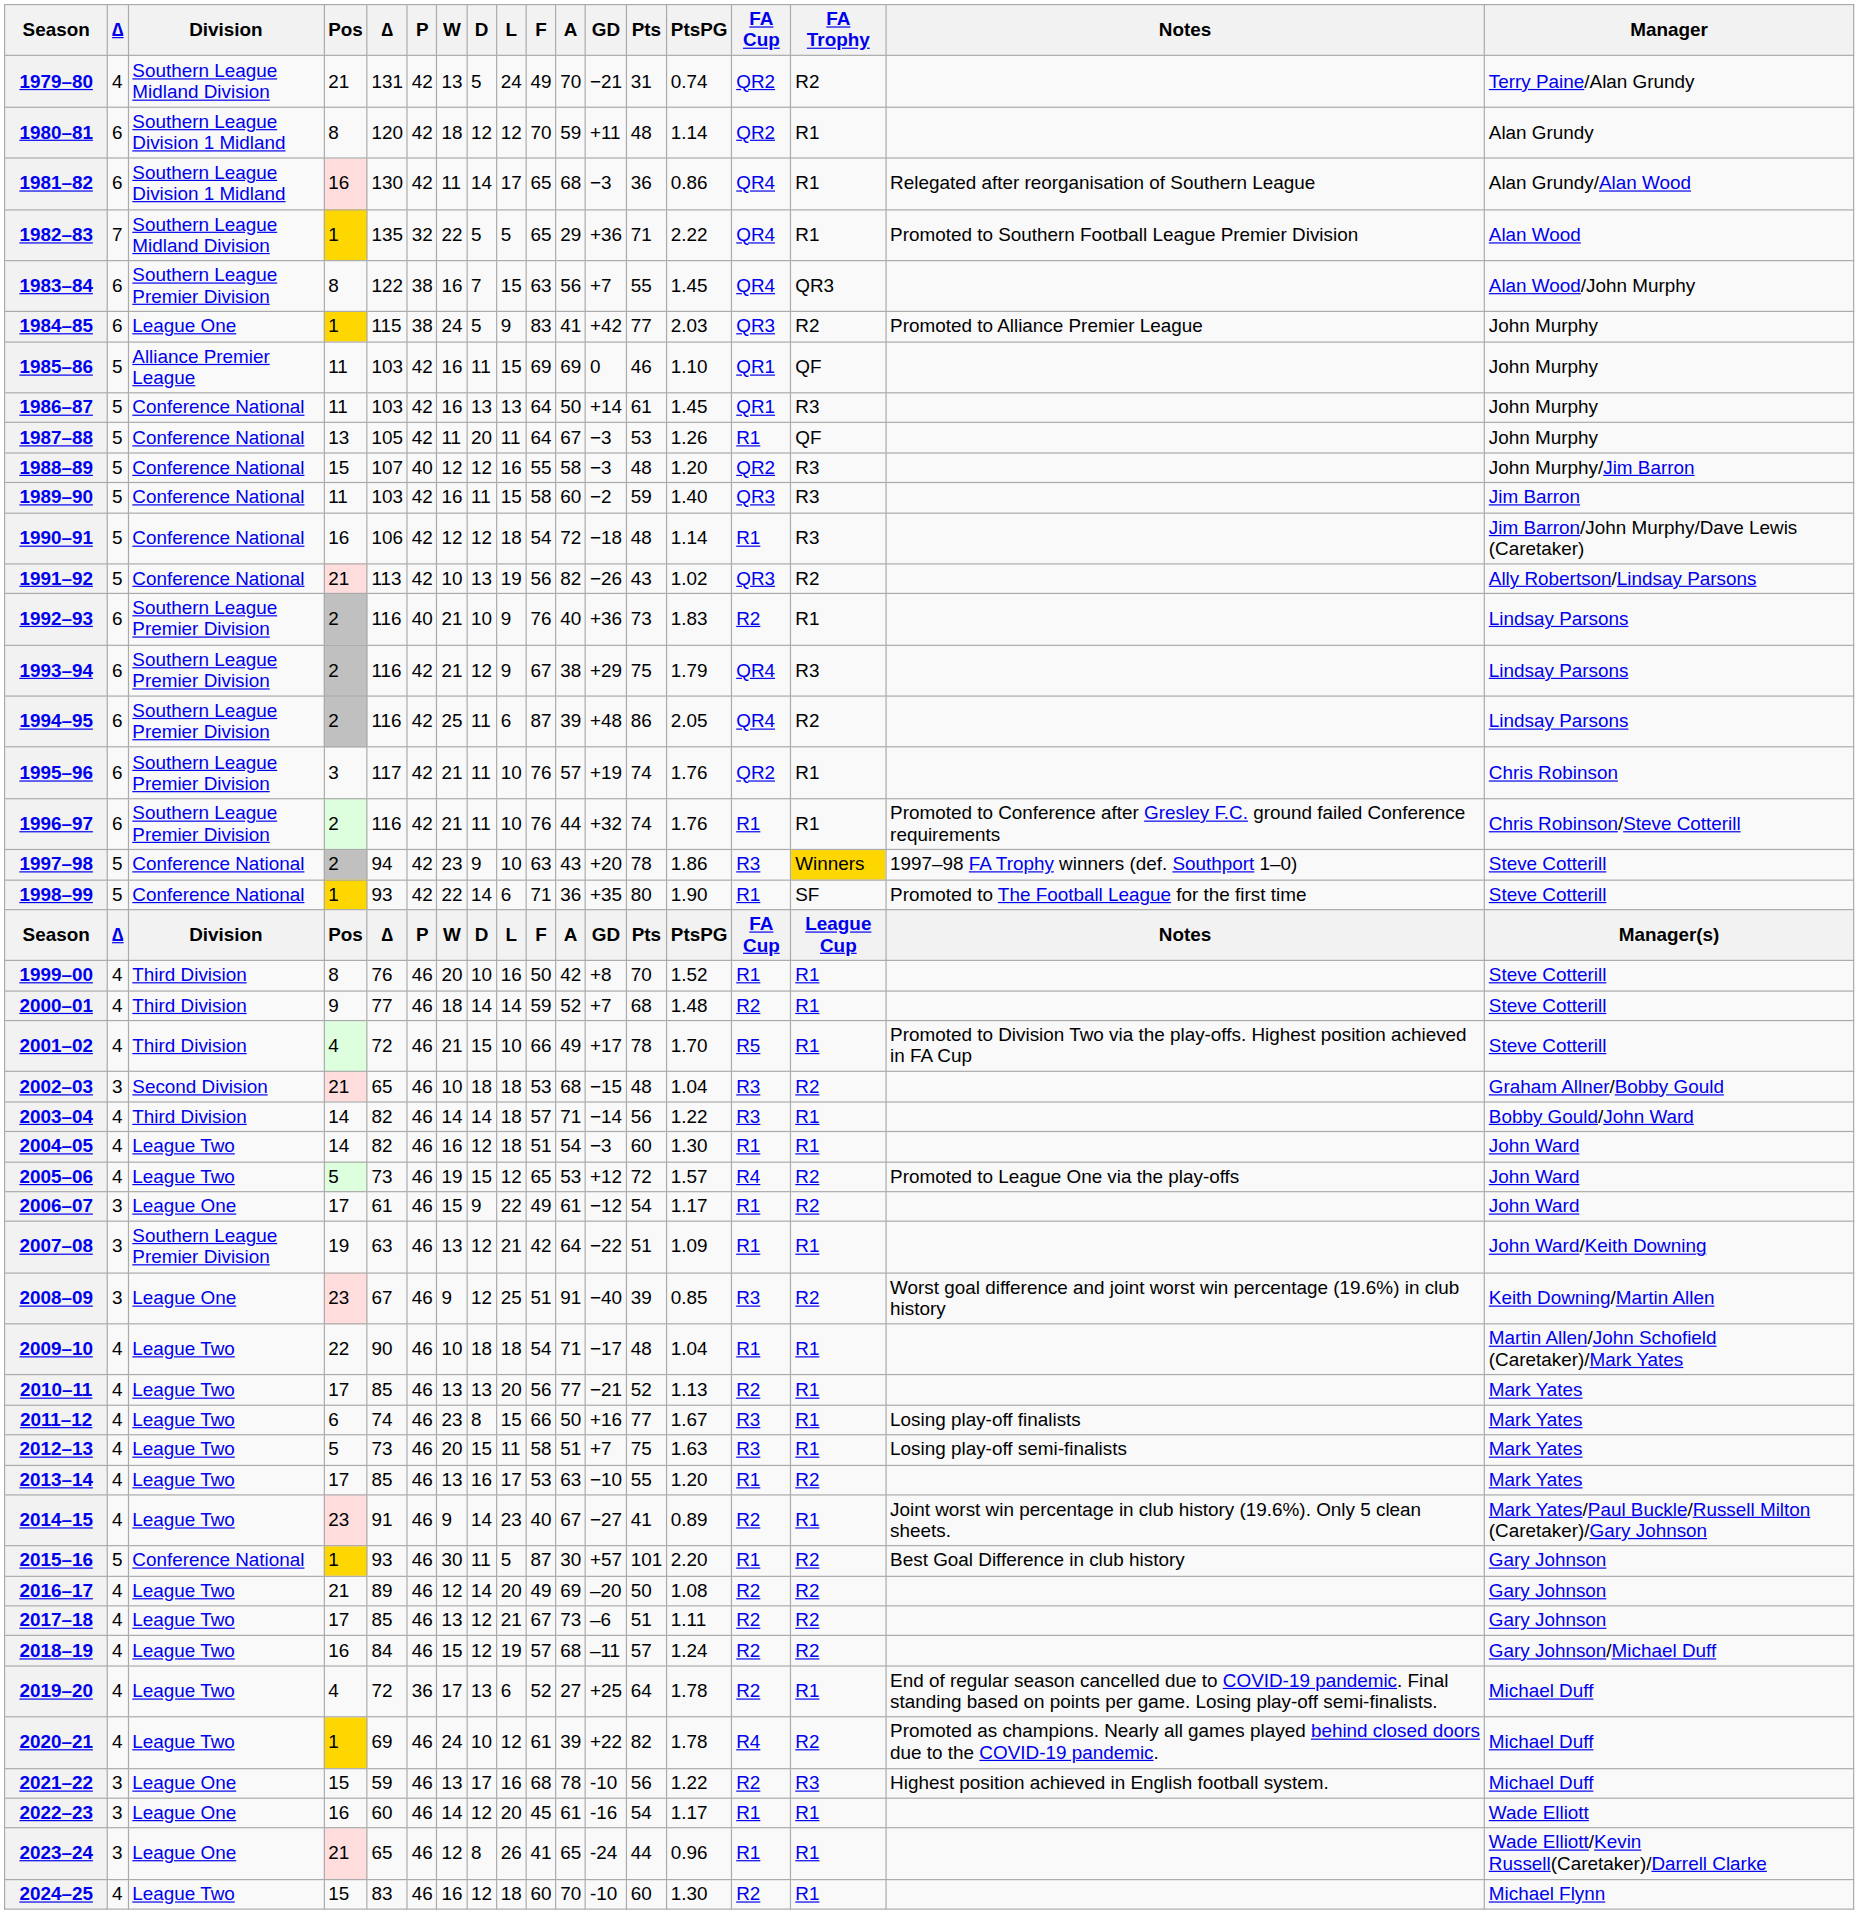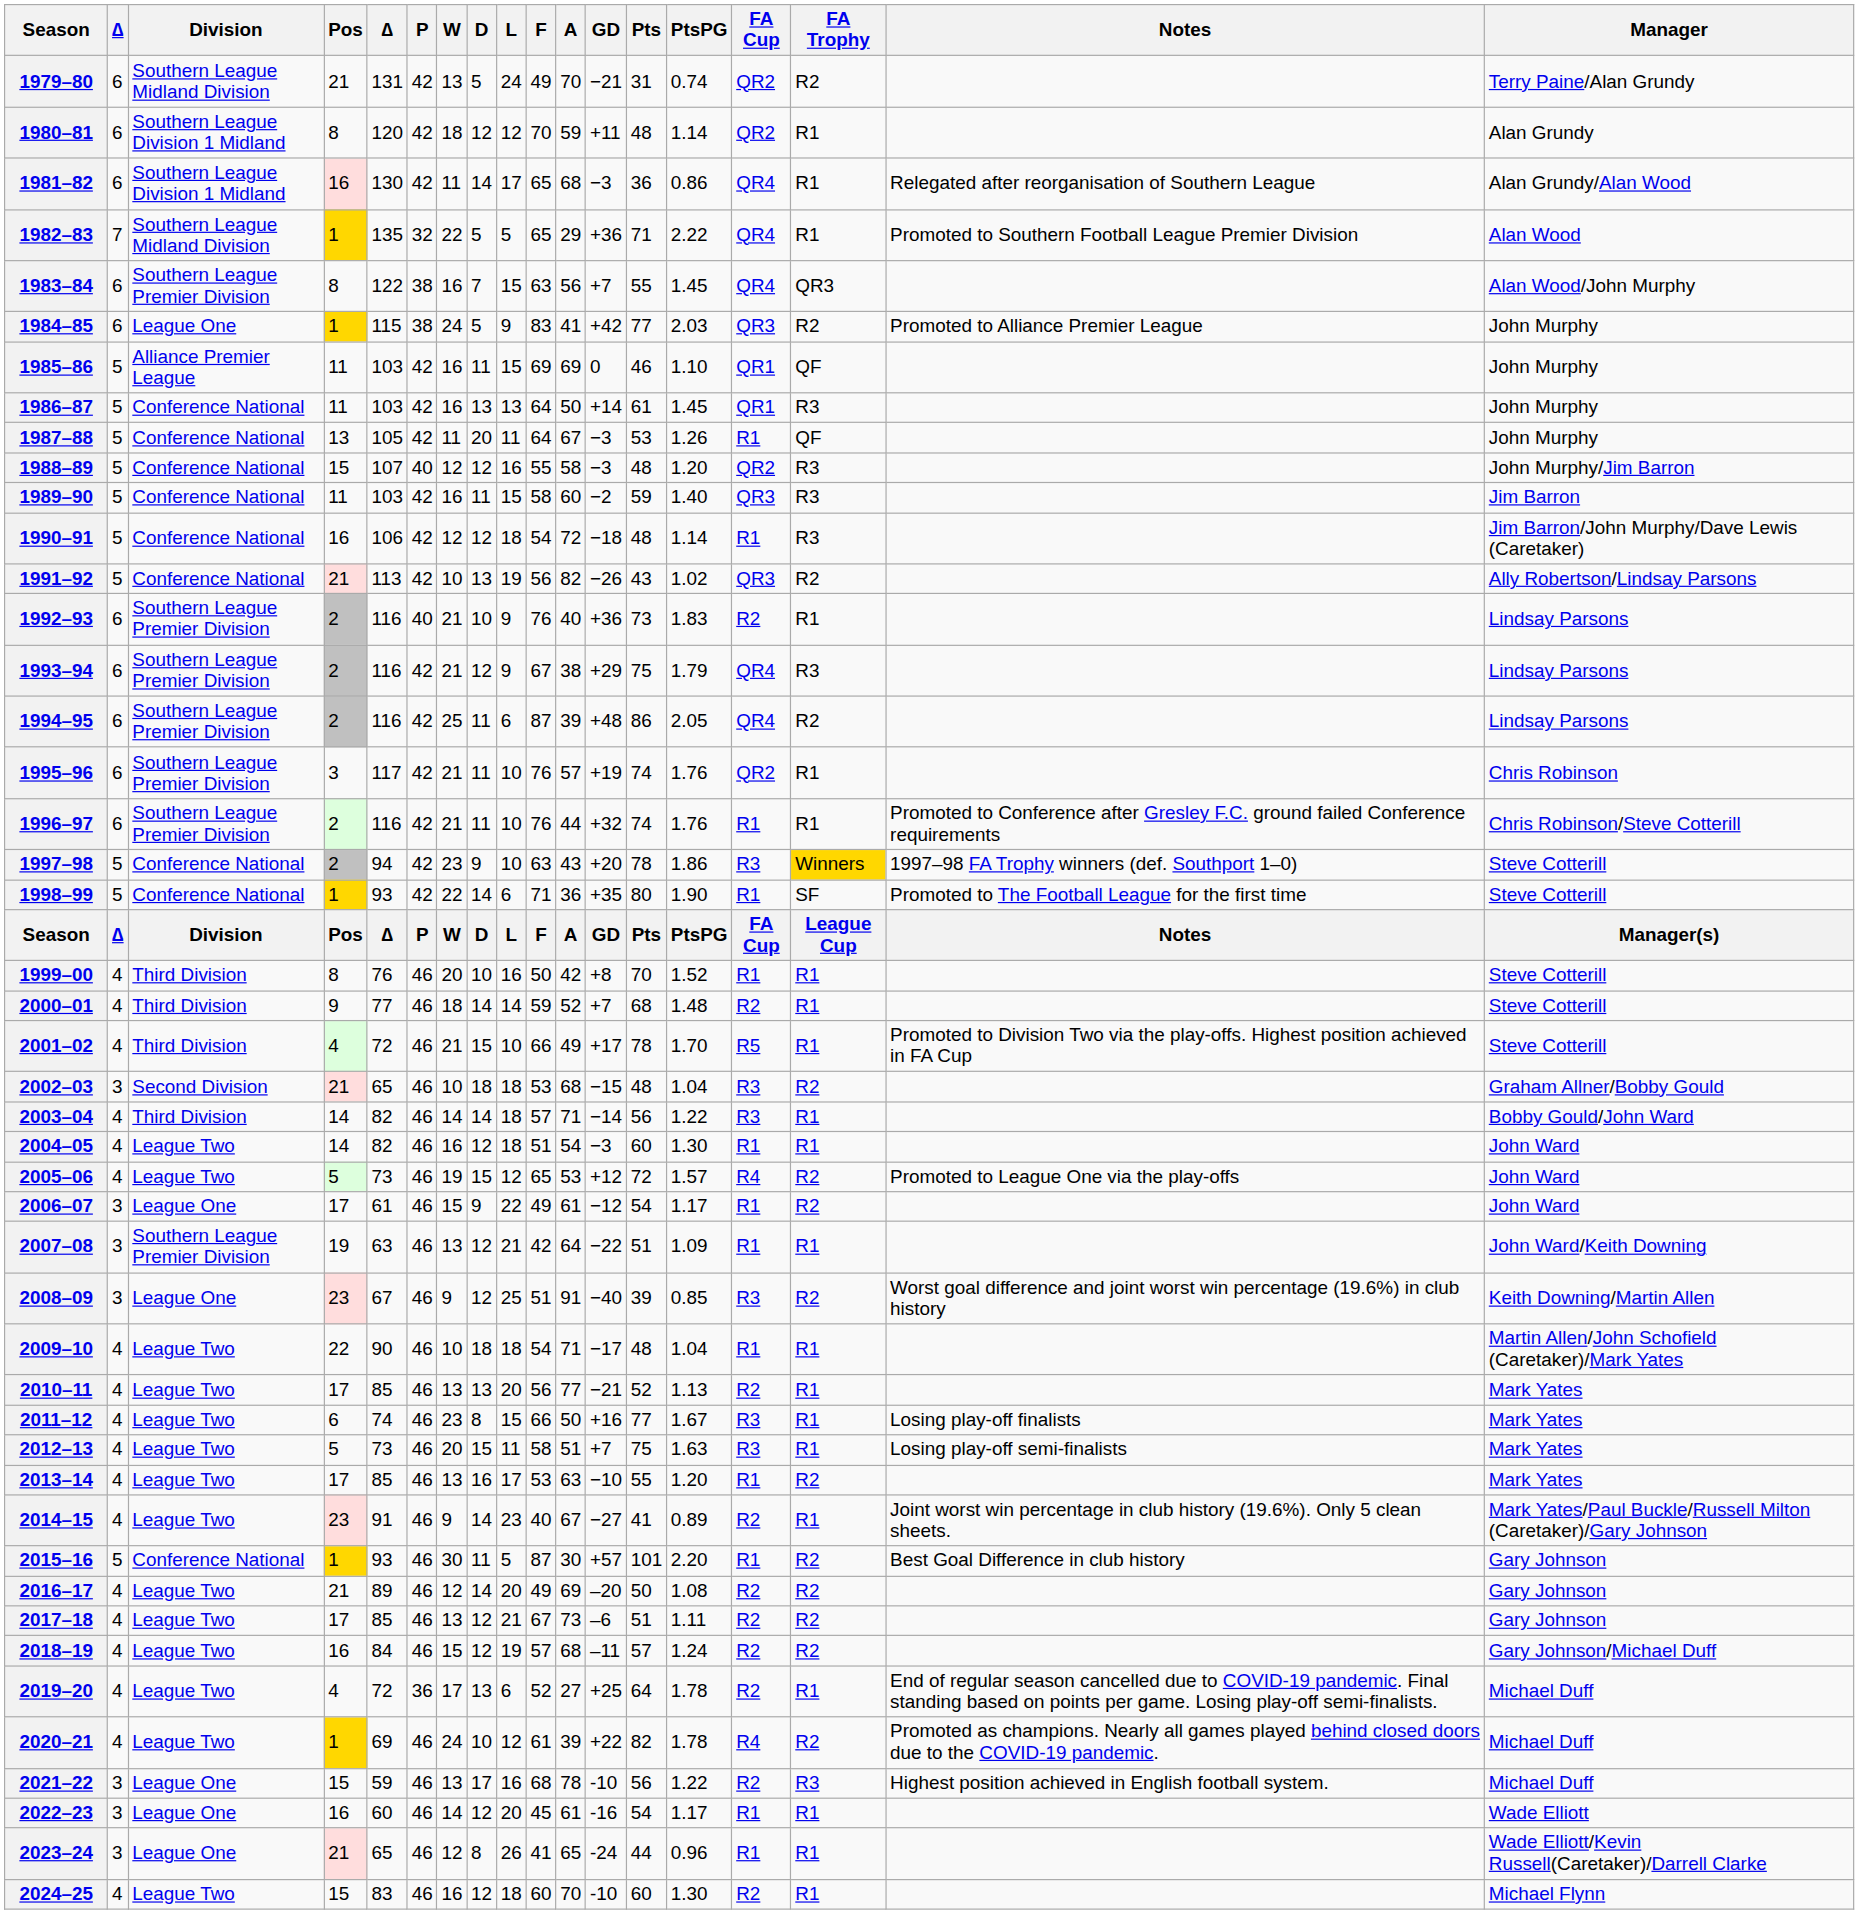(117, 81) 4 -> (117, 81) 6
